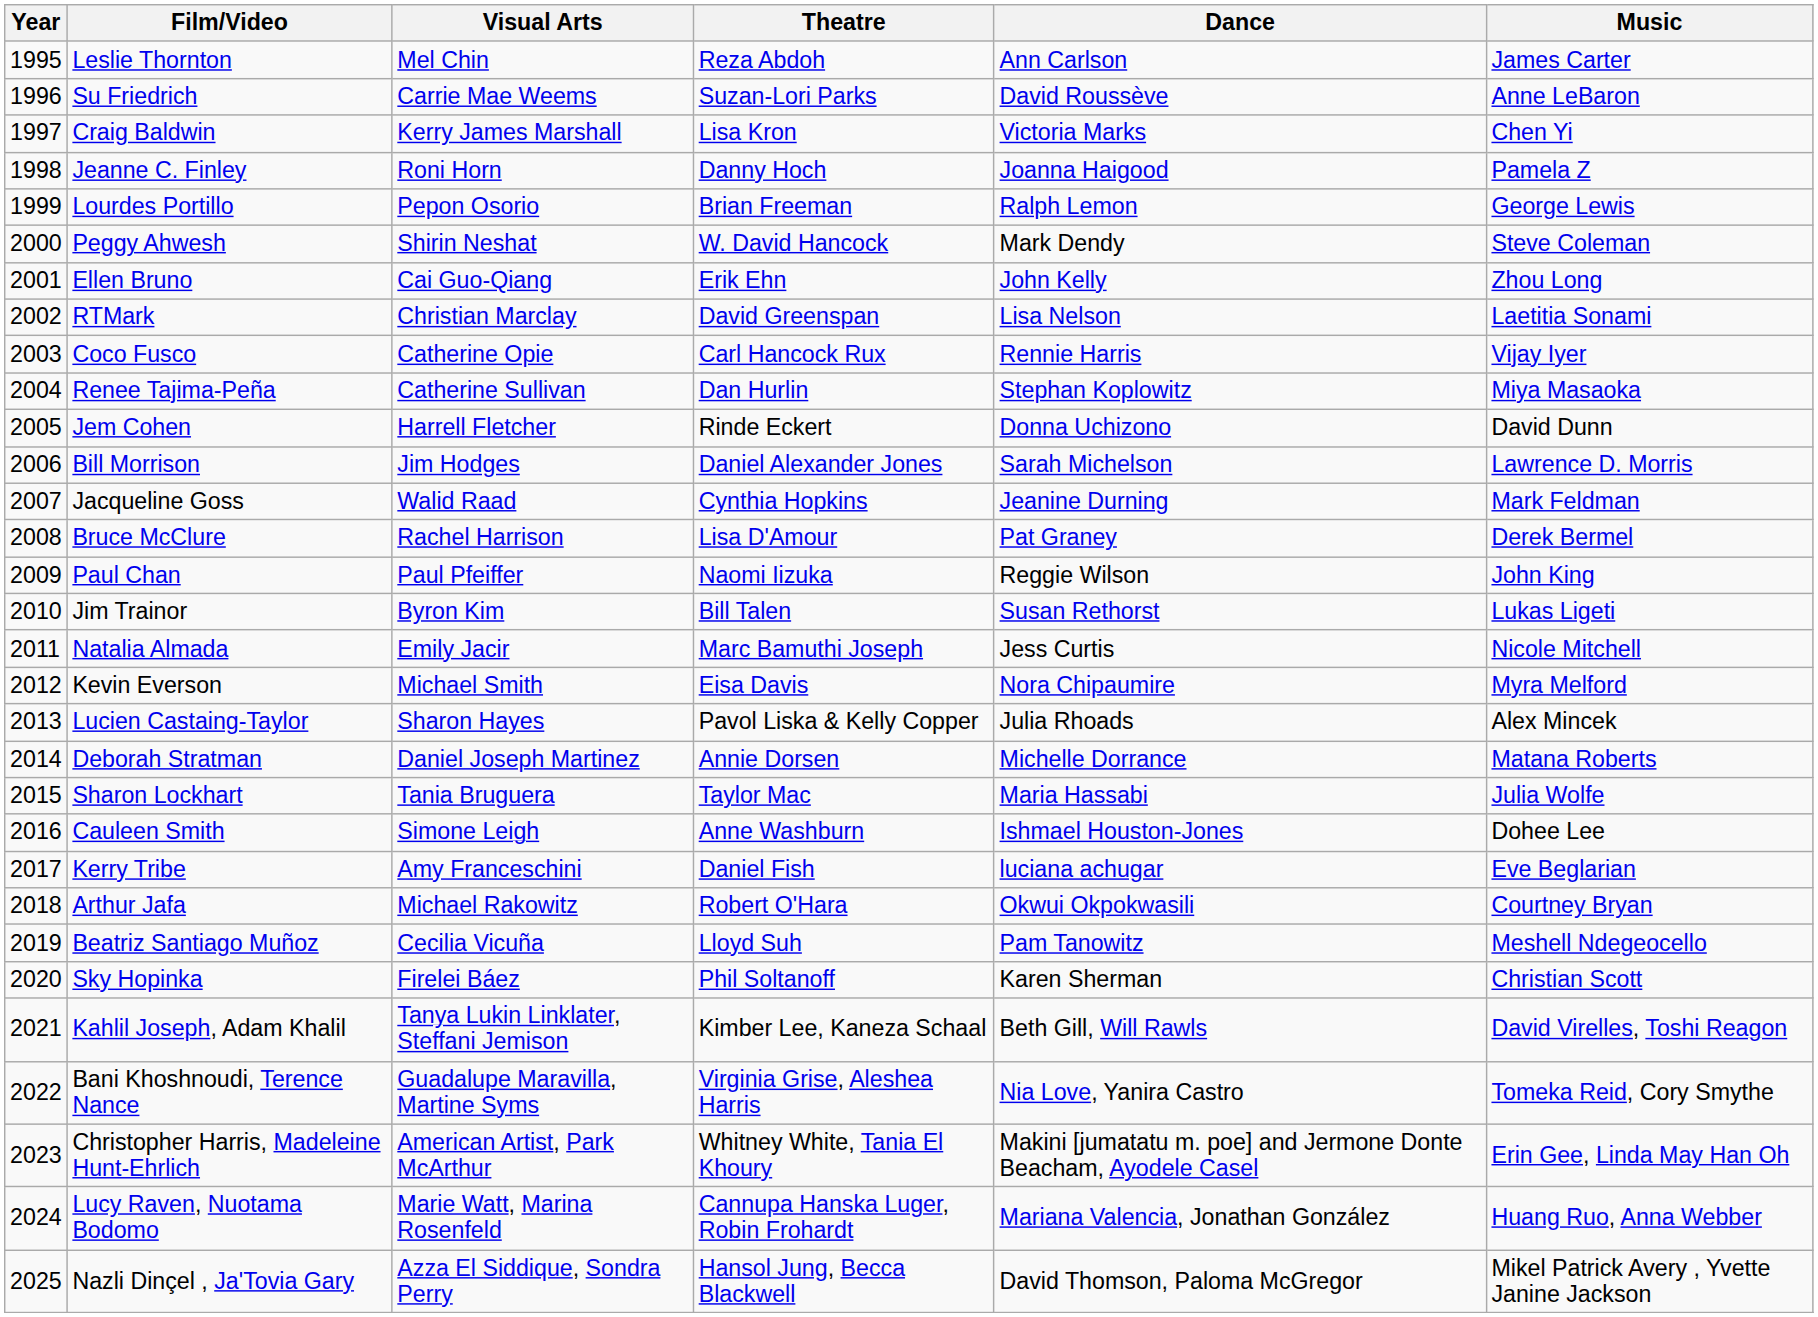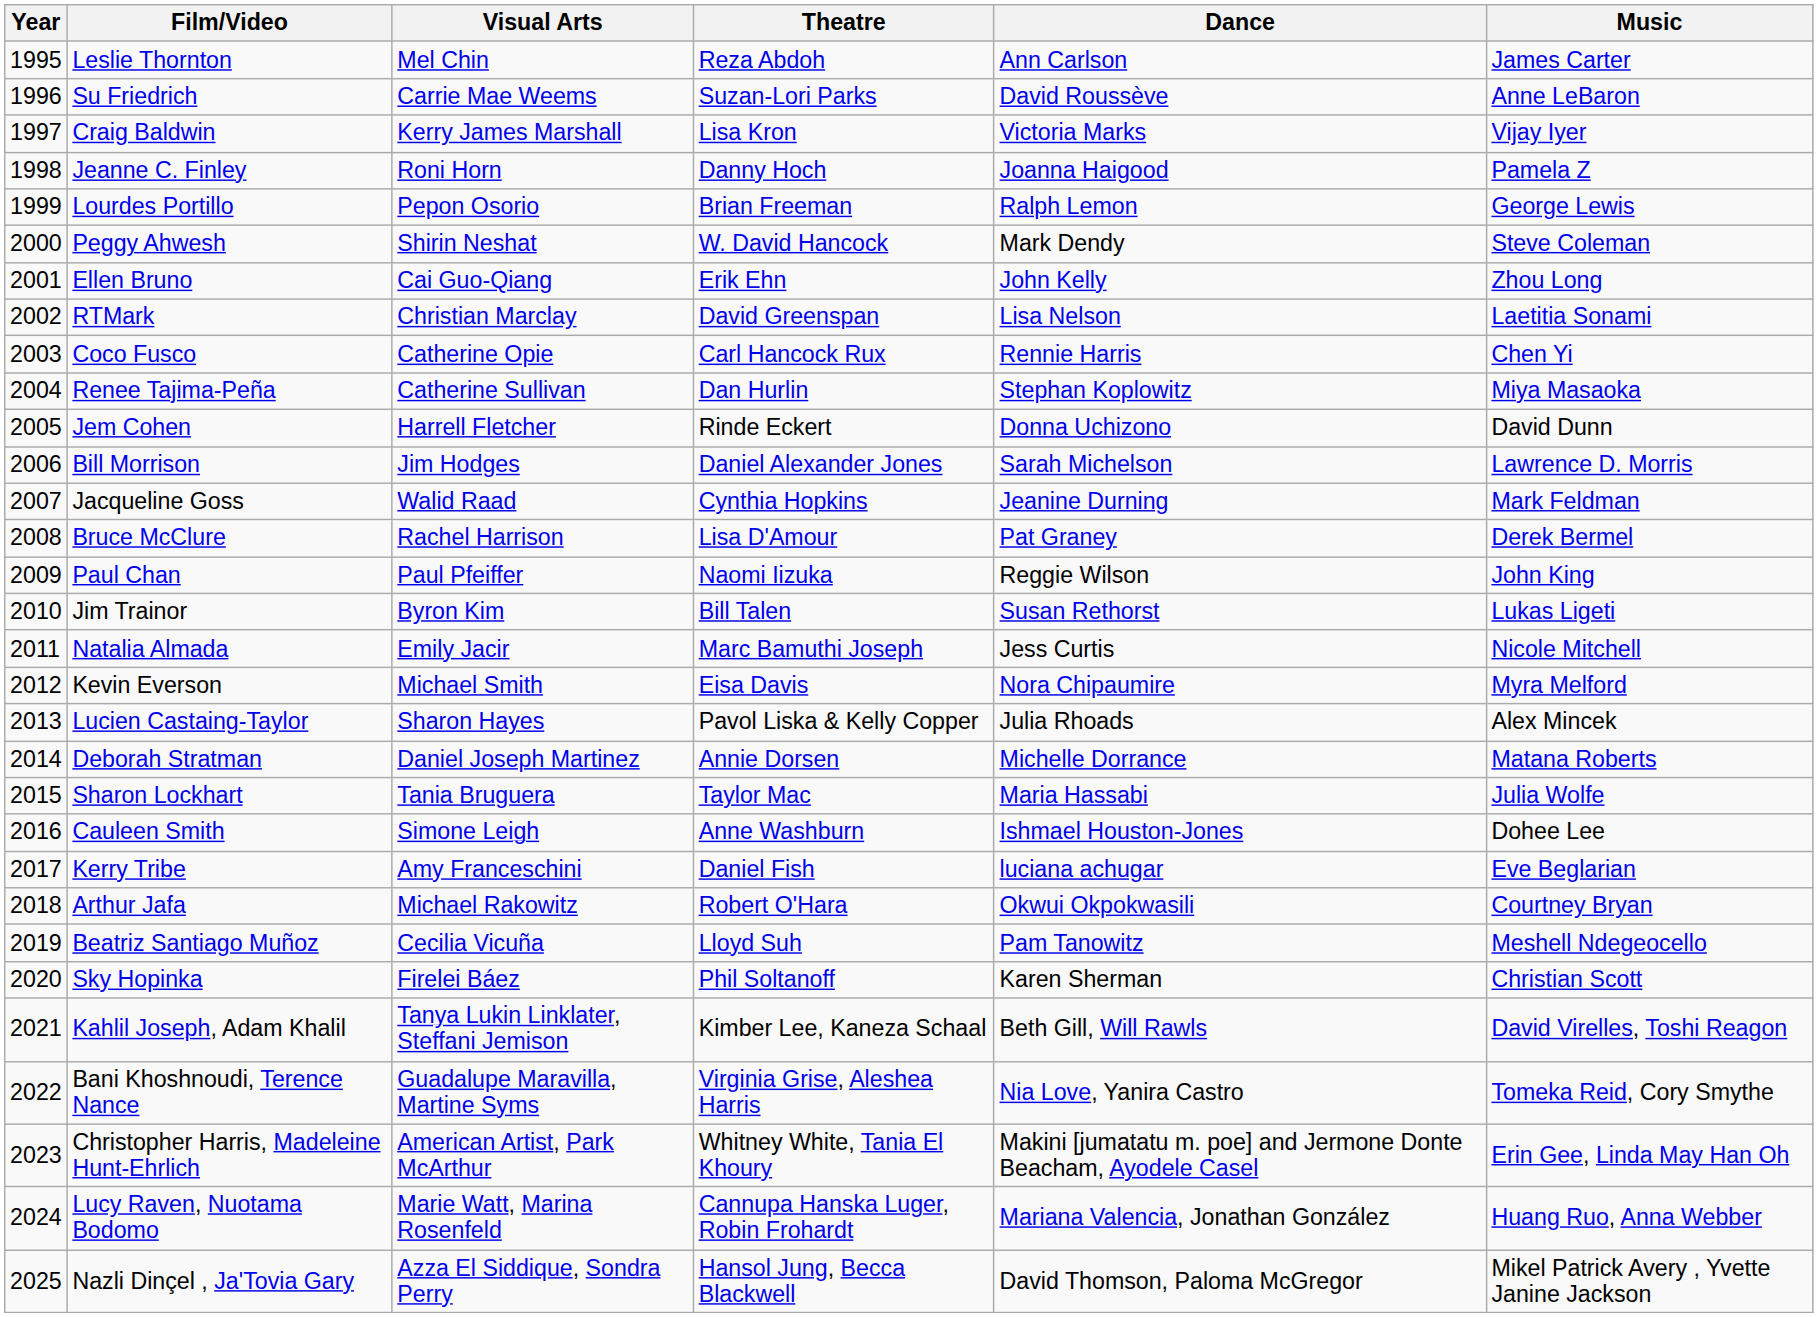(1532, 133) Chen Yi -> (1539, 133) Vijay Iyer
(1539, 354) Vijay Iyer -> (1532, 354) Chen Yi
